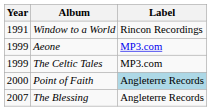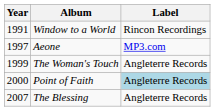(18, 47) 1999 -> (18, 47) 1997
- row: (68, 64)
+ row: (76, 64)
